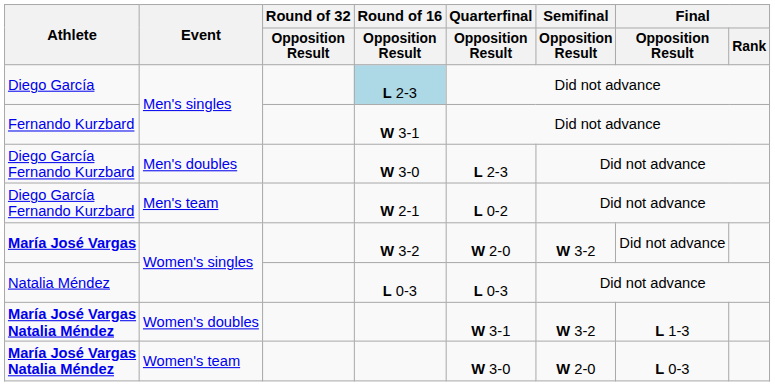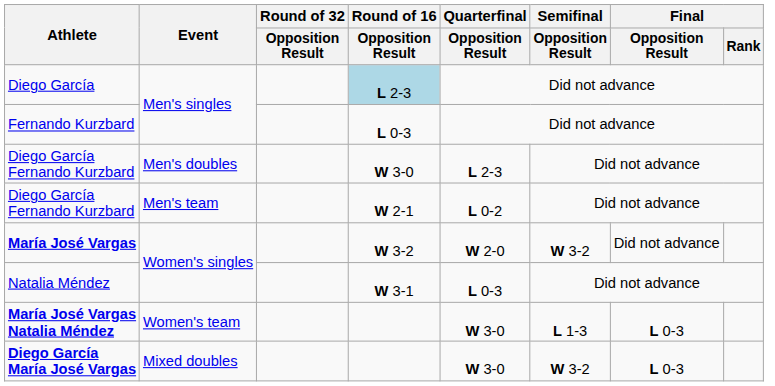(400, 133) W 3-1 -> (394, 133) L 0-3
(400, 291) L 0-3 -> (394, 291) W 3-1
- row: (72, 322)
(576, 370) W 2-0 -> (570, 330) L 1-3
+ row: (72, 362)
